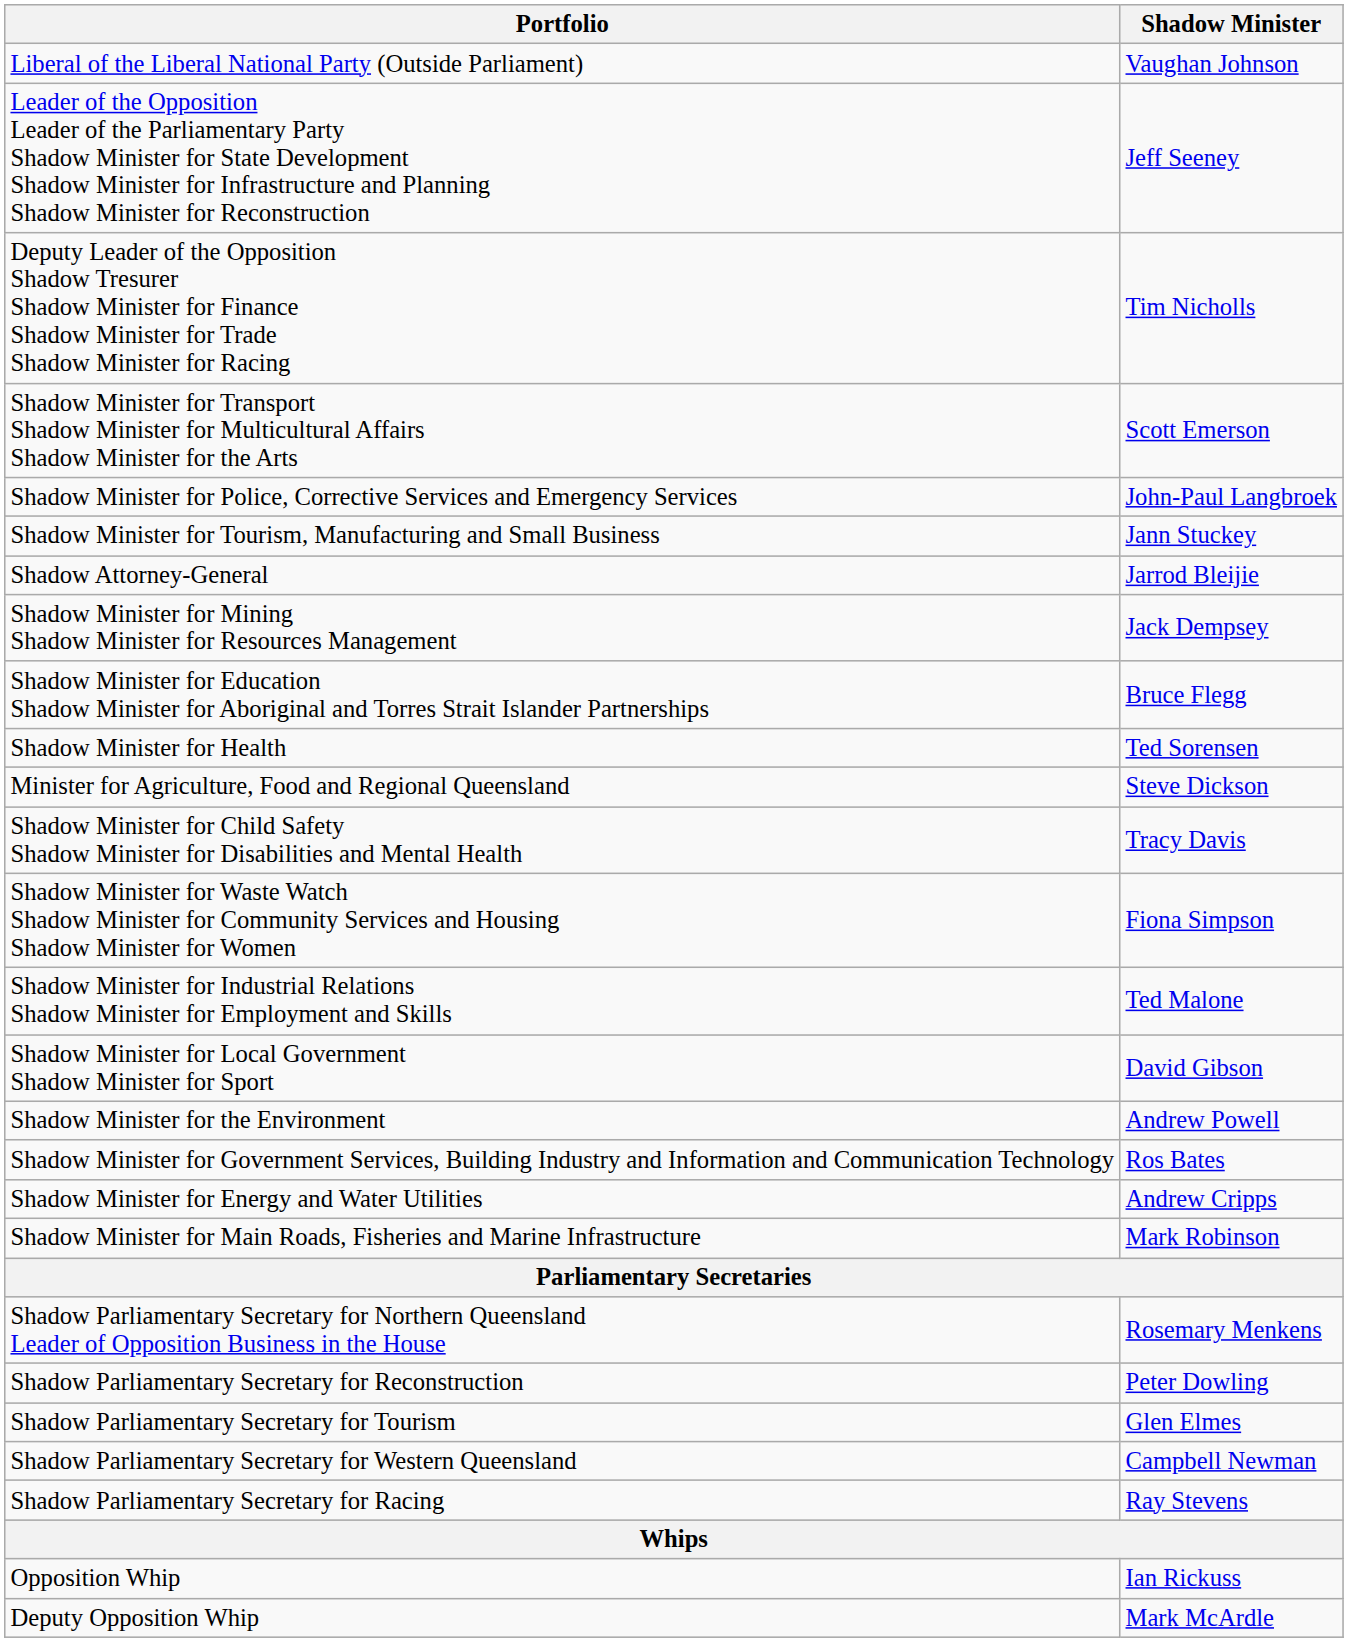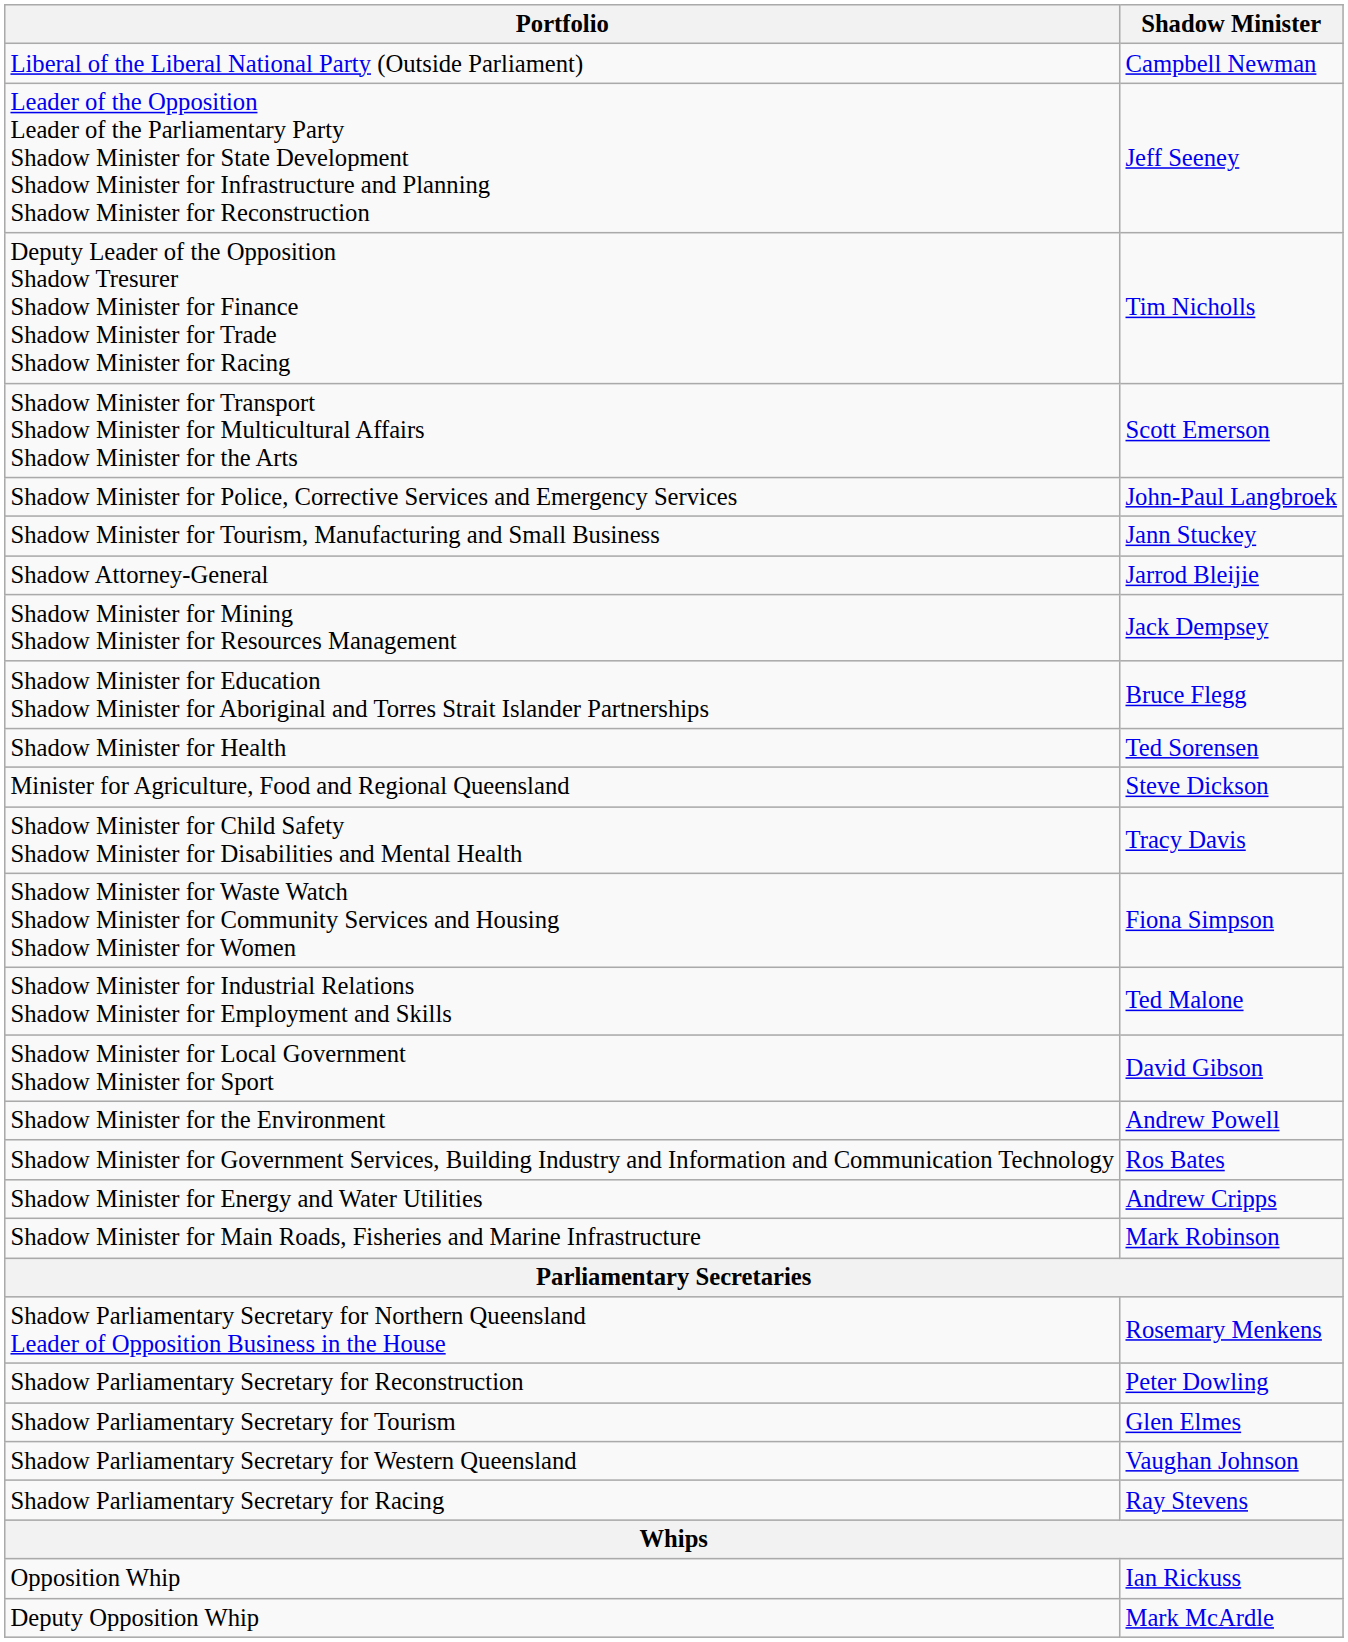(1212, 63) Vaughan Johnson -> (1221, 63) Campbell Newman
(1221, 1460) Campbell Newman -> (1212, 1460) Vaughan Johnson
